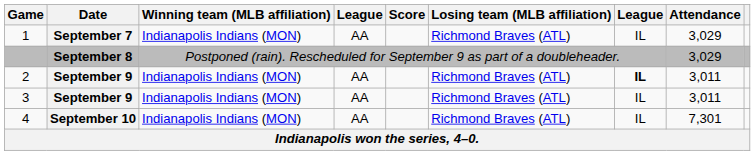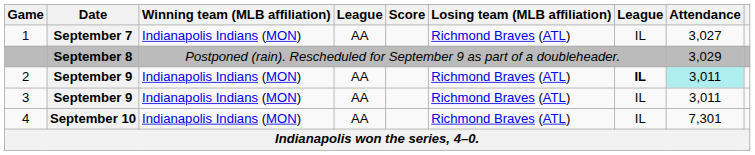(705, 35) 3,029 -> (705, 35) 3,027
(705, 77) no background -> (705, 77) paleturquoise background
